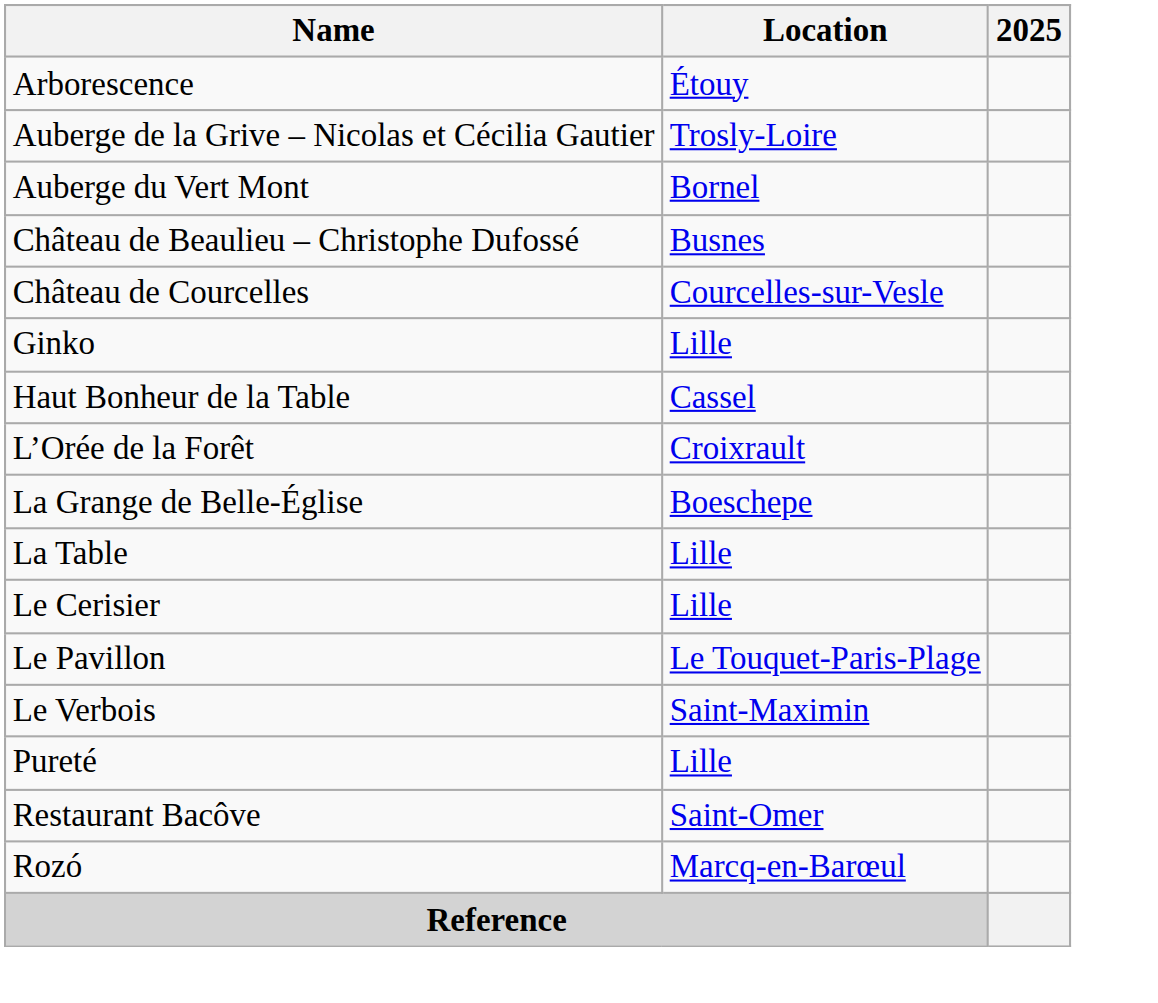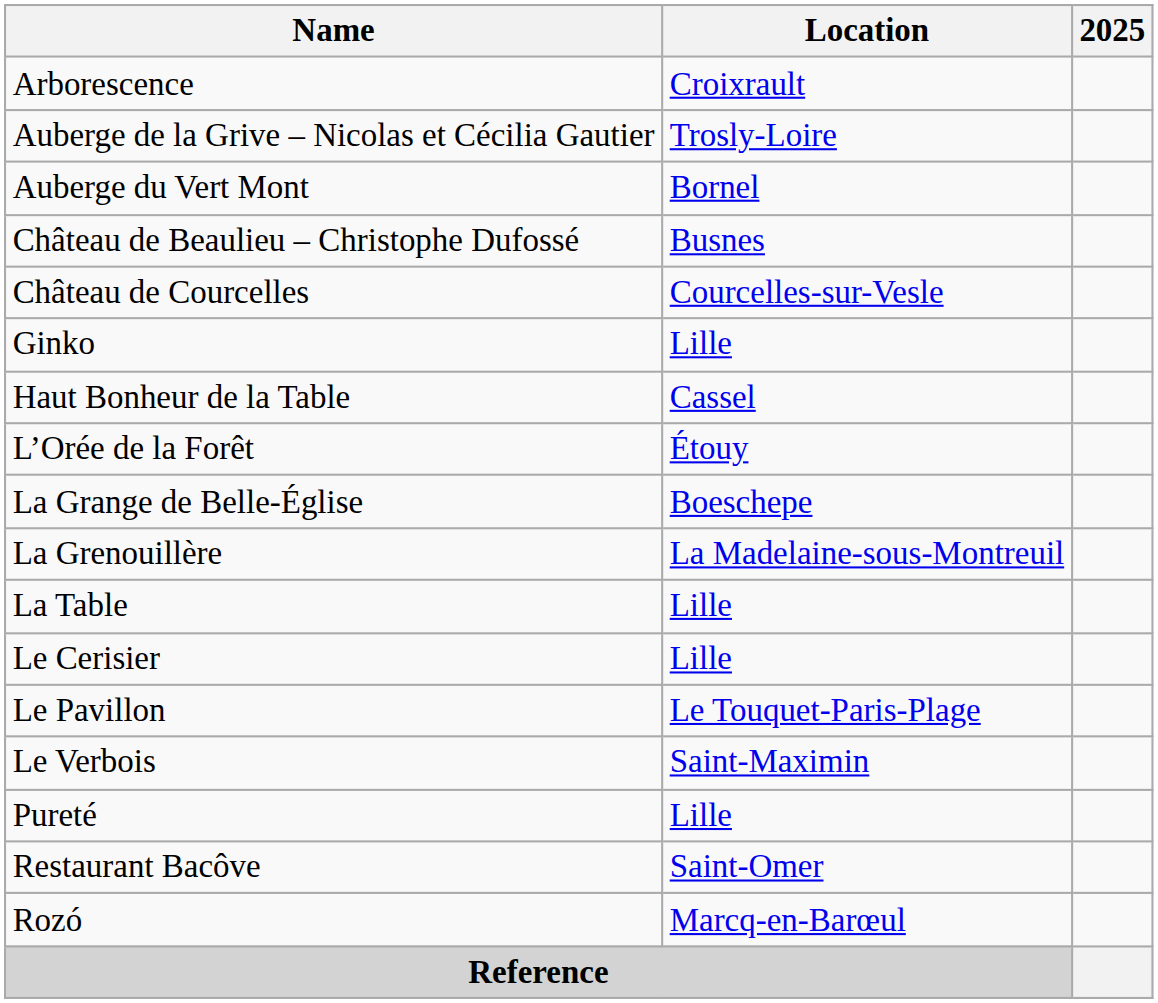(709, 82) Étouy -> (737, 82) Croixrault
(737, 448) Croixrault -> (709, 448) Étouy
+ row: (117, 553)
